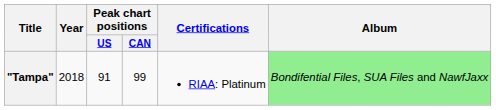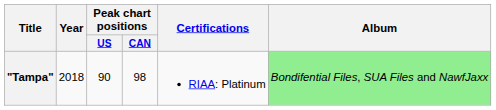(104, 78) 91 -> (104, 78) 90
(140, 78) 99 -> (140, 78) 98
